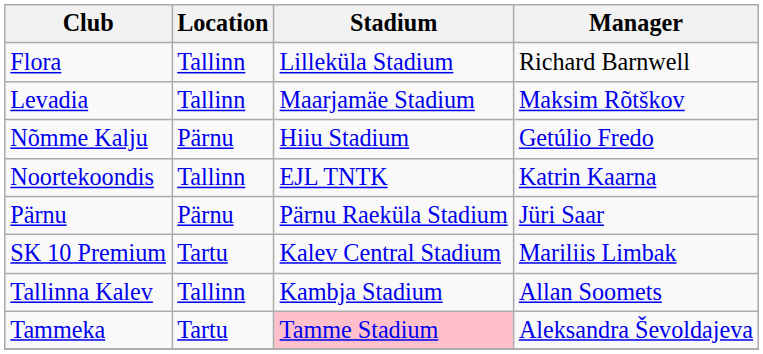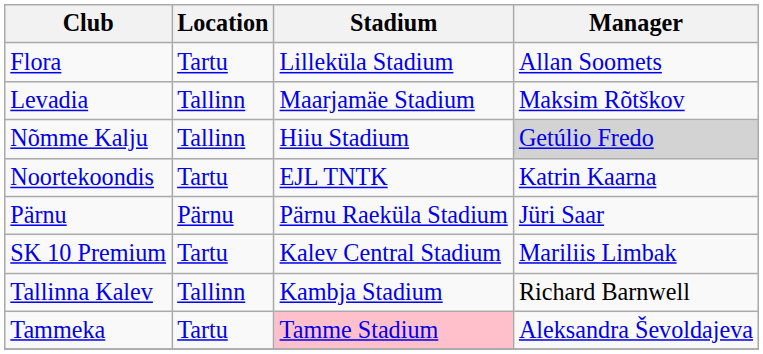(211, 61) Tallinn -> (202, 61) Tartu
(604, 61) Richard Barnwell -> (590, 61) Allan Soomets
(205, 138) Pärnu -> (211, 138) Tallinn
(586, 138) no background -> (586, 138) lightgrey background
(211, 176) Tallinn -> (202, 176) Tartu
(590, 291) Allan Soomets -> (604, 291) Richard Barnwell
